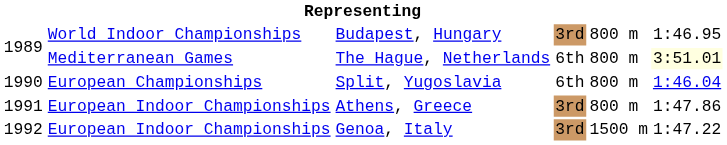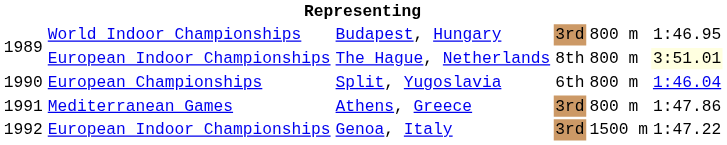(140, 59) Mediterranean Games -> (189, 59) European Indoor Championships
(570, 59) 6th -> (570, 59) 8th
(189, 106) European Indoor Championships -> (140, 106) Mediterranean Games
